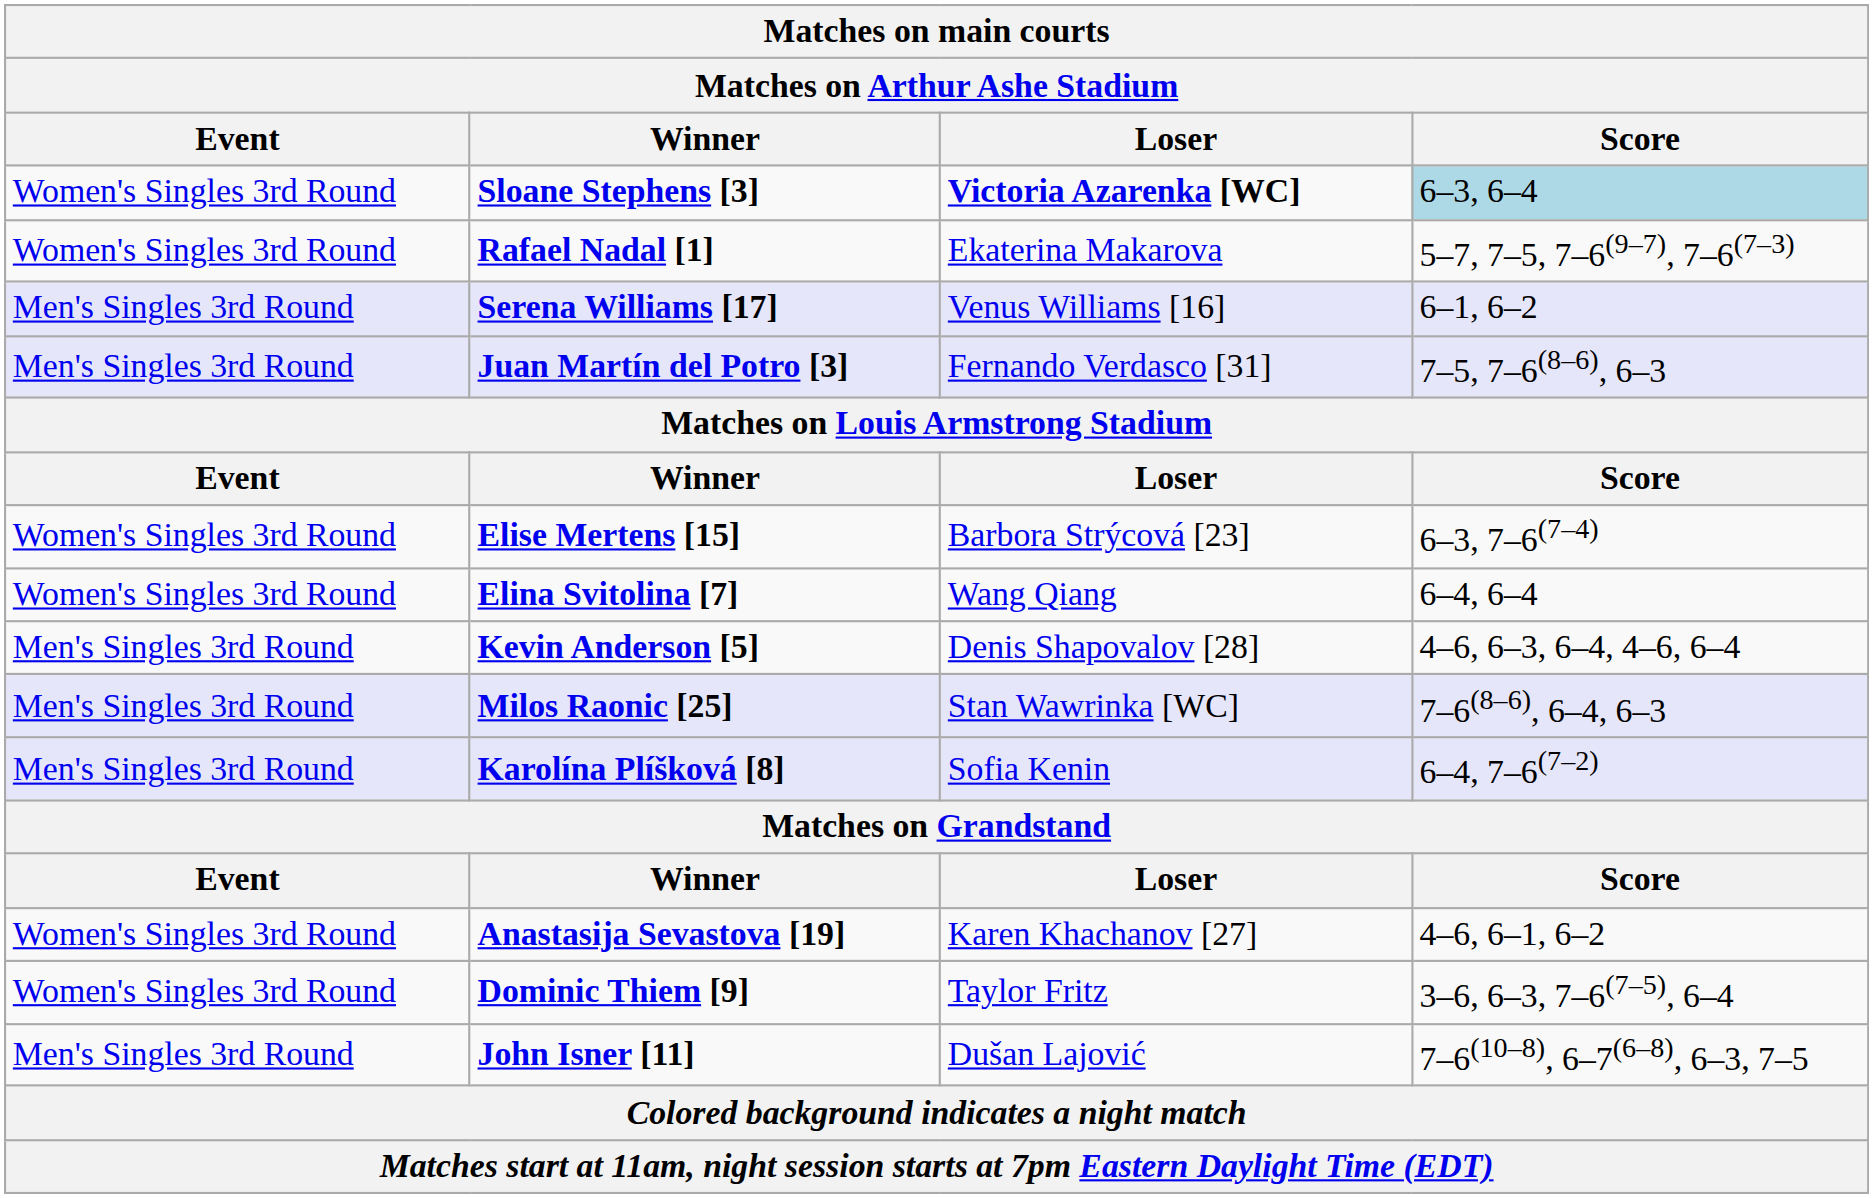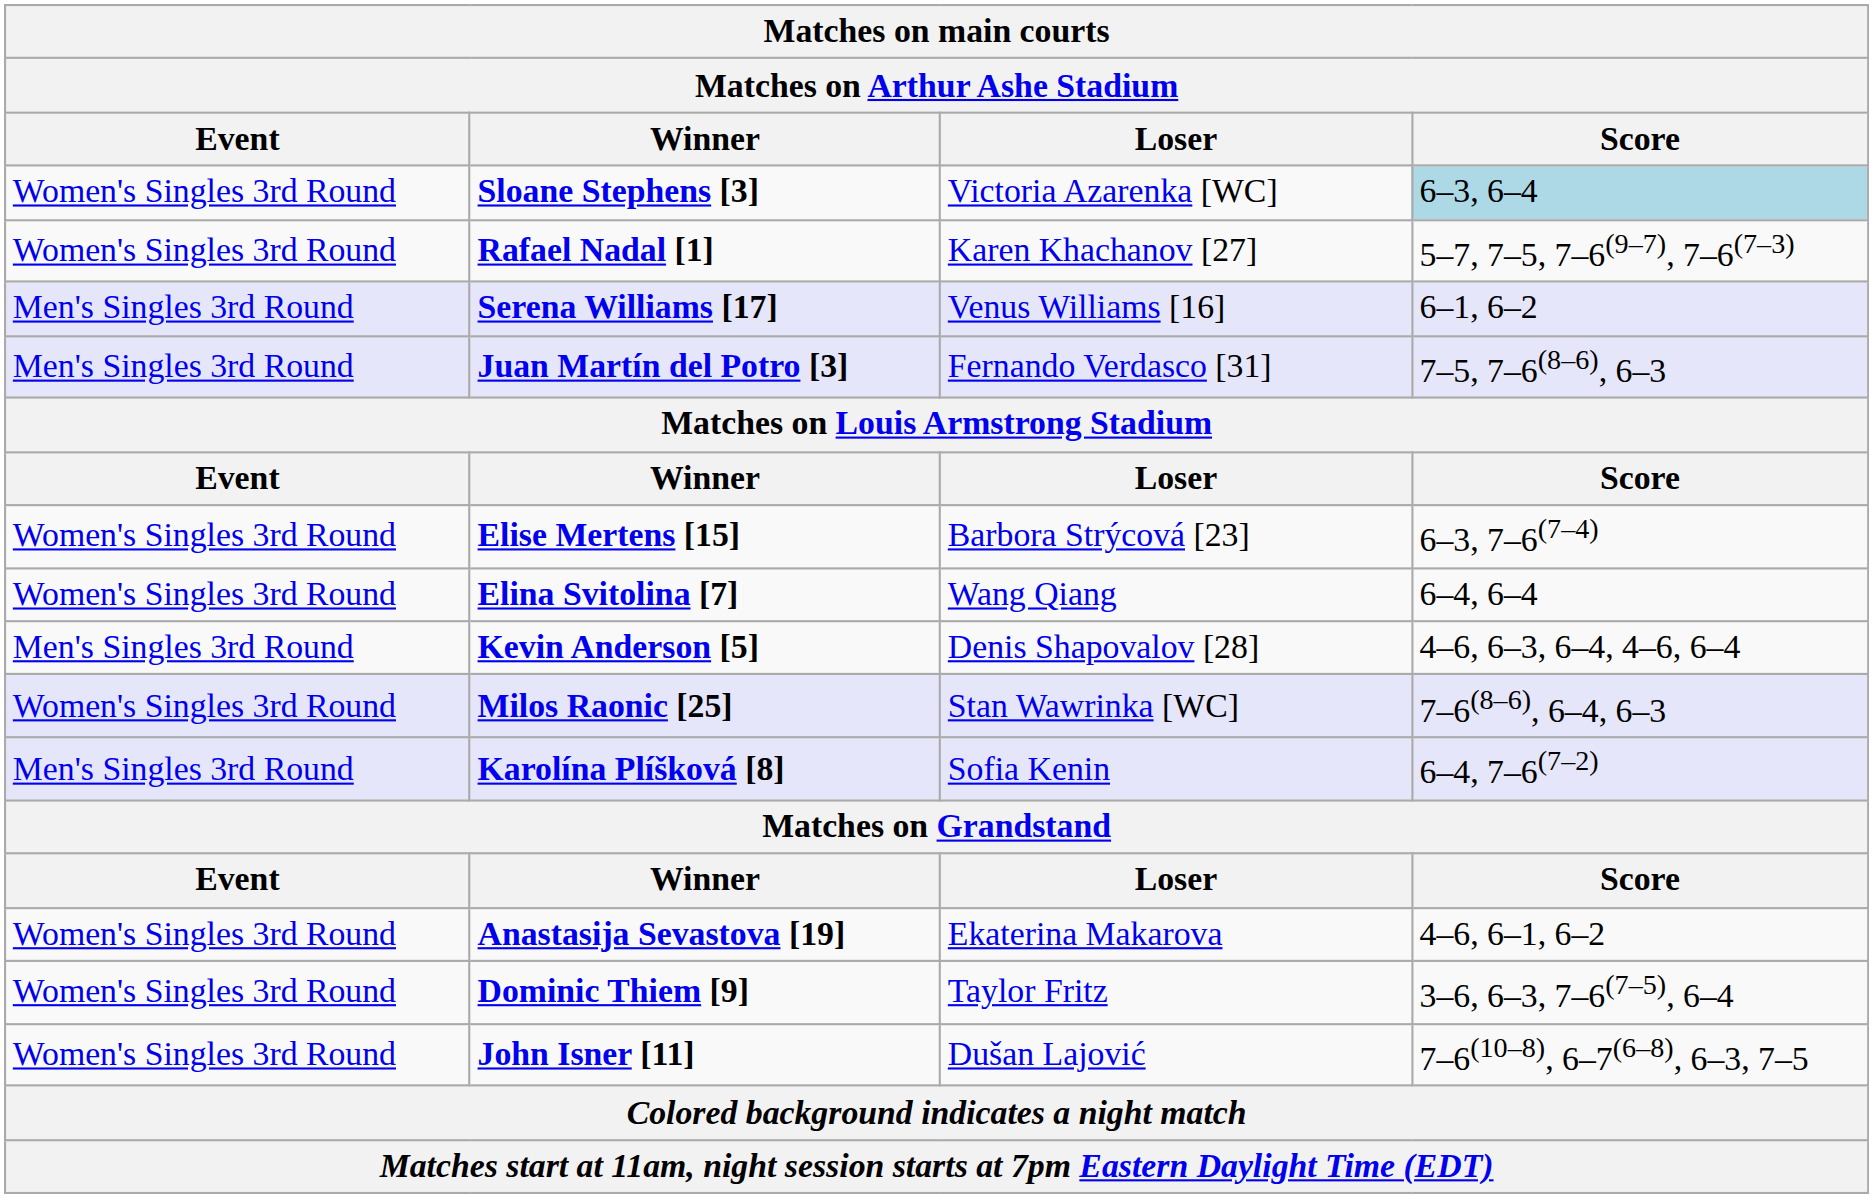(1124, 191) bold -> (1113, 191) normal
(1085, 249) Ekaterina Makarova -> (1103, 249) Karen Khachanov [27]
(183, 705) Men's Singles 3rd Round -> (204, 705) Women's Singles 3rd Round
(1103, 933) Karen Khachanov [27] -> (1085, 933) Ekaterina Makarova
(183, 1054) Men's Singles 3rd Round -> (204, 1054) Women's Singles 3rd Round
